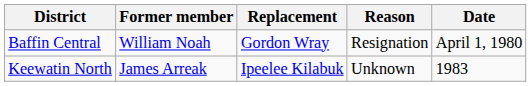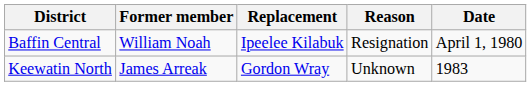(285, 42) Gordon Wray -> (292, 42) Ipeelee Kilabuk
(292, 68) Ipeelee Kilabuk -> (285, 68) Gordon Wray
